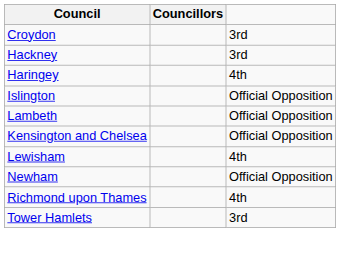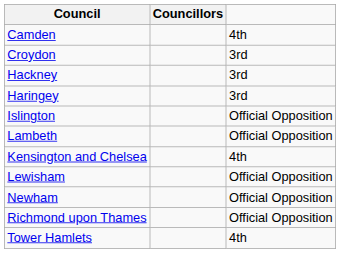+ row: (32, 34)
(238, 75) 4th -> (238, 95) 3rd
(281, 136) Official Opposition -> (238, 156) 4th
(238, 156) 4th -> (281, 177) Official Opposition
(238, 197) 4th -> (281, 217) Official Opposition
(238, 217) 3rd -> (238, 237) 4th
